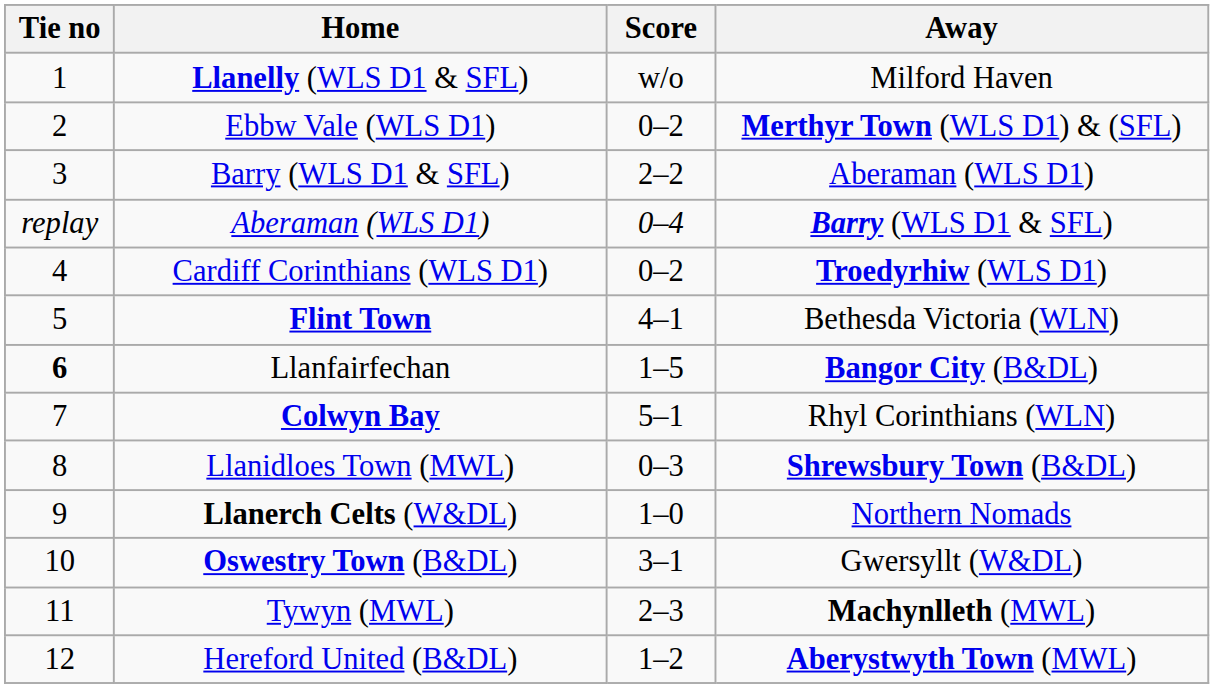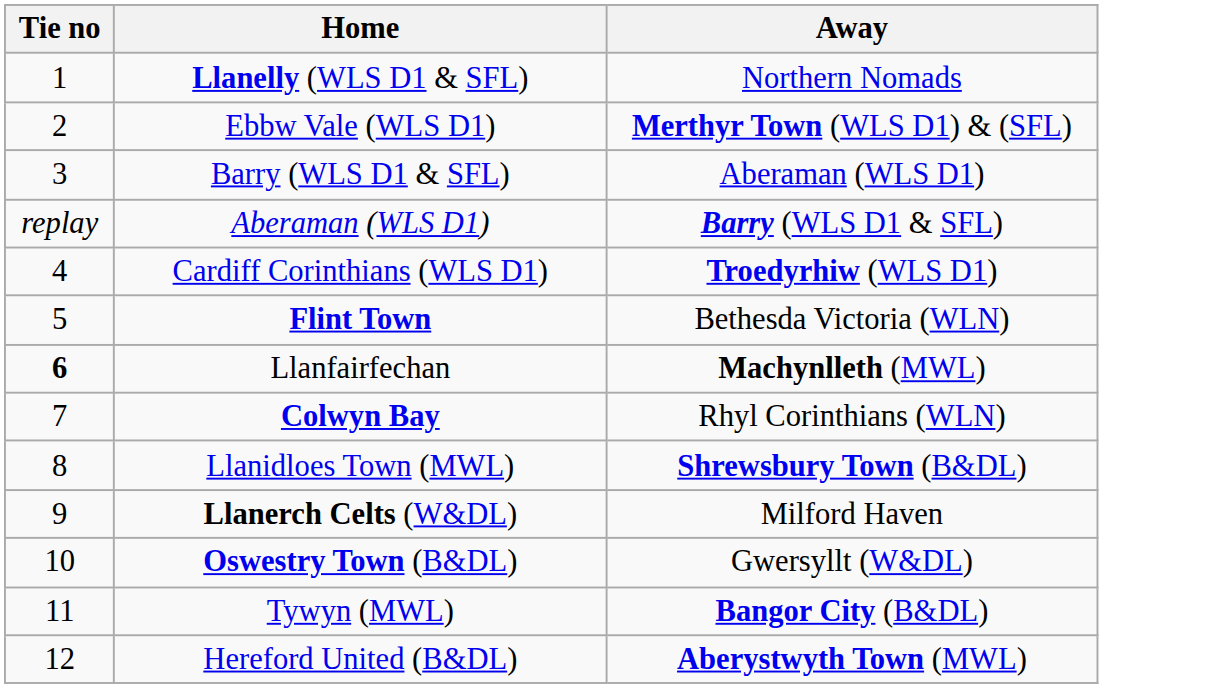- column: (661, 28)
(962, 77) Milford Haven -> (852, 77) Northern Nomads
(961, 367) Bangor City (B&DL) -> (852, 367) Machynlleth (MWL)
(962, 513) Northern Nomads -> (852, 513) Milford Haven
(961, 610) Machynlleth (MWL) -> (852, 610) Bangor City (B&DL)
